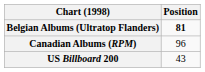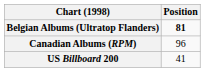(181, 59) 43 -> (181, 59) 41
